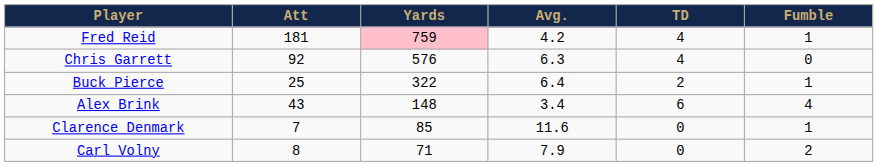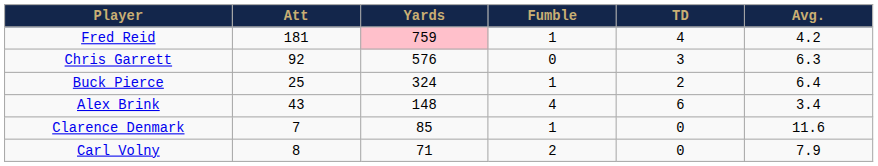columns swapped: (552, 16) <-> (808, 16)
(680, 61) 4 -> (680, 61) 3
(424, 83) 322 -> (424, 83) 324
